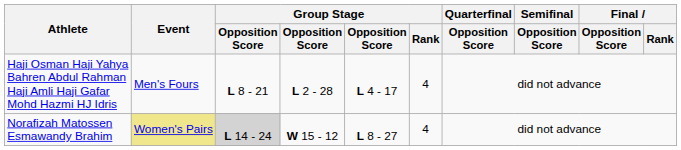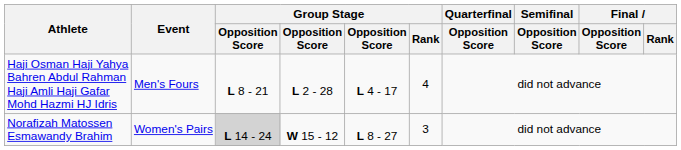(173, 130) khaki background -> (173, 130) no background
(426, 130) 4 -> (426, 130) 3
